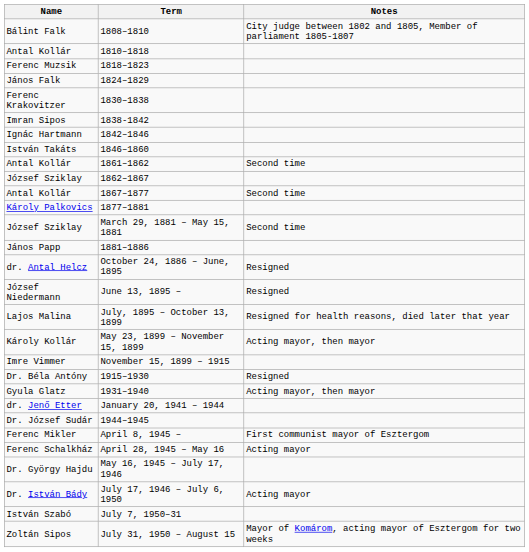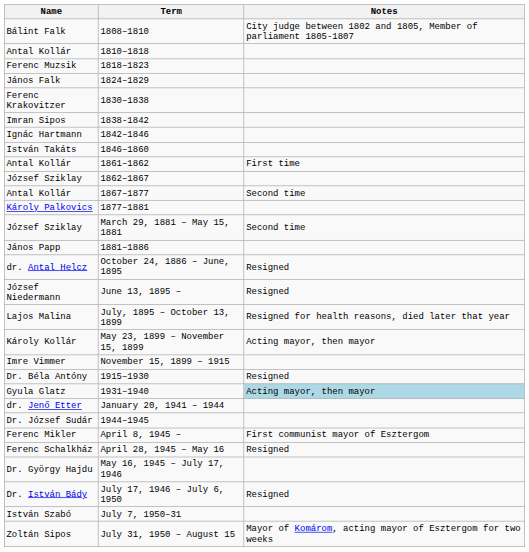(276, 164) Second time -> (273, 164) First time
(311, 391) no background -> (311, 391) lightblue background
(278, 450) Acting mayor -> (268, 450) Resigned
(278, 494) Acting mayor -> (268, 494) Resigned
